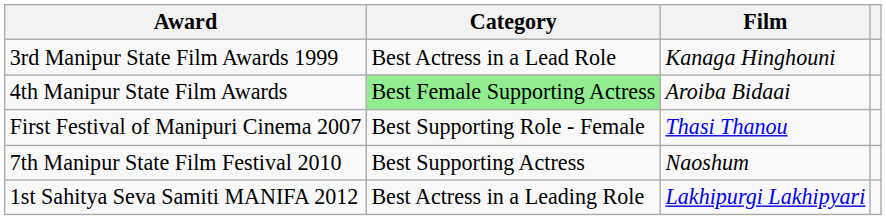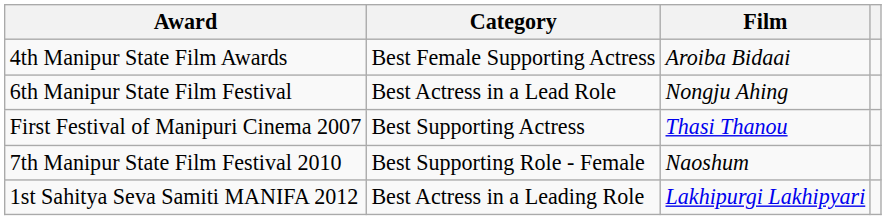- row: (174, 57)
(513, 92) lightgreen background -> (513, 57) no background
+ row: (151, 92)
(508, 127) Best Supporting Role - Female -> (478, 127) Best Supporting Actress
(478, 162) Best Supporting Actress -> (508, 162) Best Supporting Role - Female
